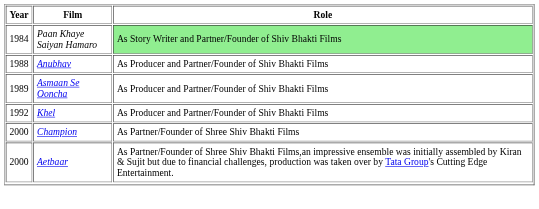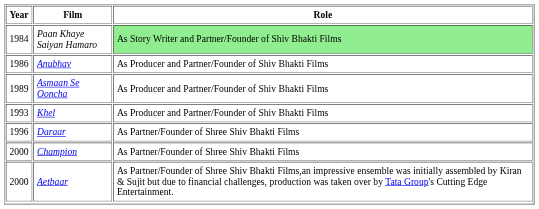(19, 64) 1988 -> (19, 64) 1986
(19, 113) 1992 -> (19, 113) 1993
+ row: (51, 132)
